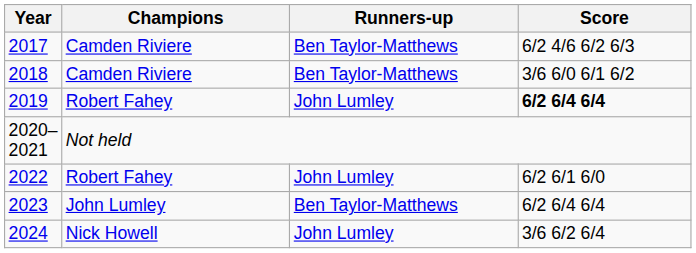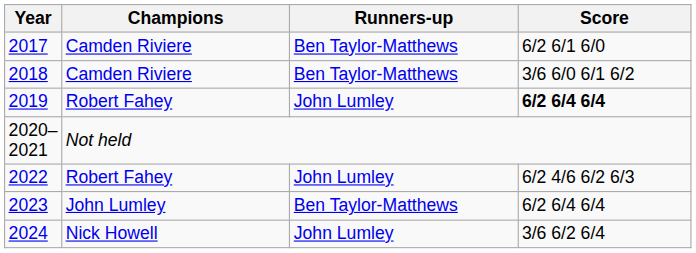(578, 46) 6/2 4/6 6/2 6/3 -> (563, 46) 6/2 6/1 6/0
(563, 177) 6/2 6/1 6/0 -> (578, 177) 6/2 4/6 6/2 6/3
